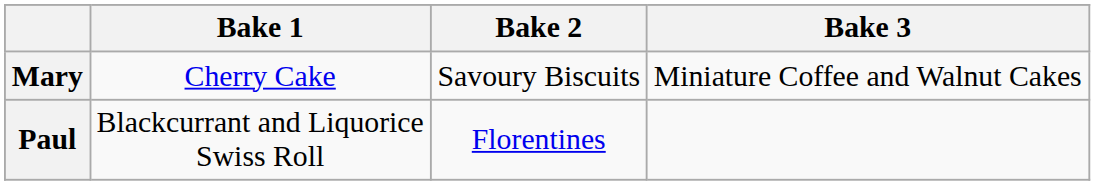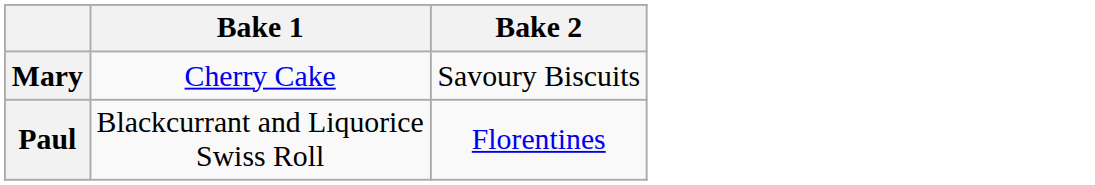- column: (868, 28)
